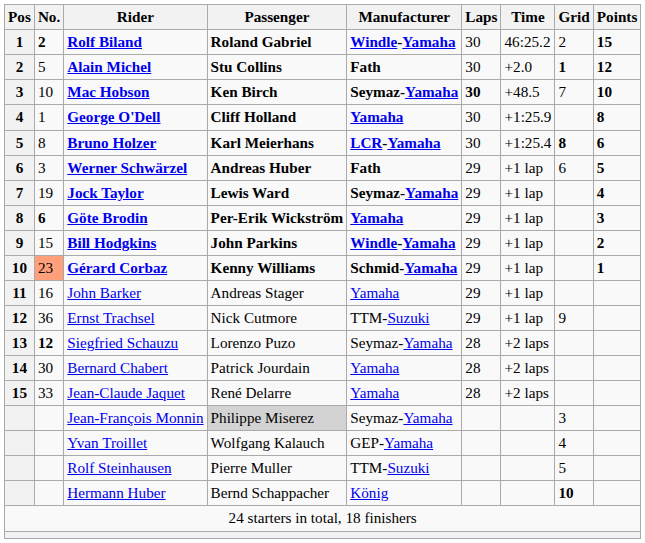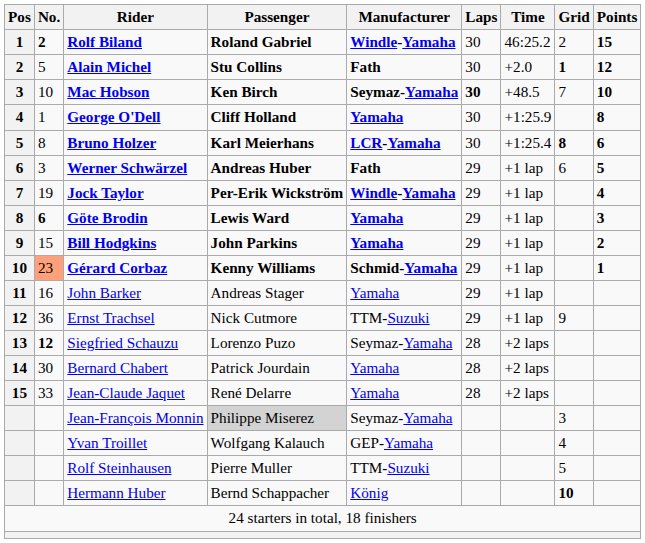(250, 192) Lewis Ward -> (277, 192) Per-Erik Wickström
(404, 192) Seymaz-Yamaha -> (403, 192) Windle-Yamaha
(277, 217) Per-Erik Wickström -> (250, 217) Lewis Ward
(403, 242) Windle-Yamaha -> (377, 242) Yamaha
